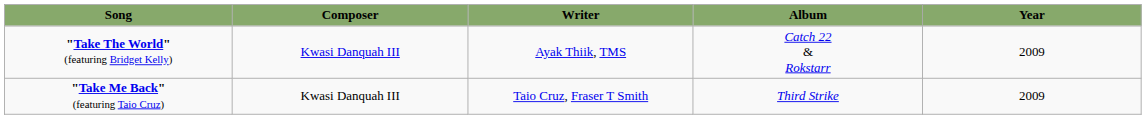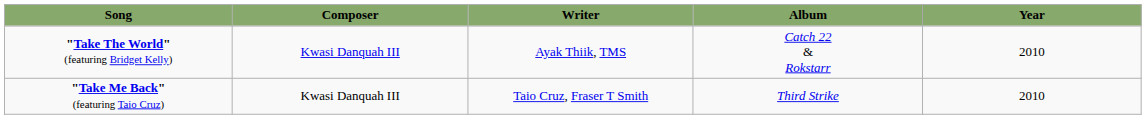(1032, 51) 2009 -> (1032, 51) 2010
(1032, 96) 2009 -> (1032, 96) 2010
